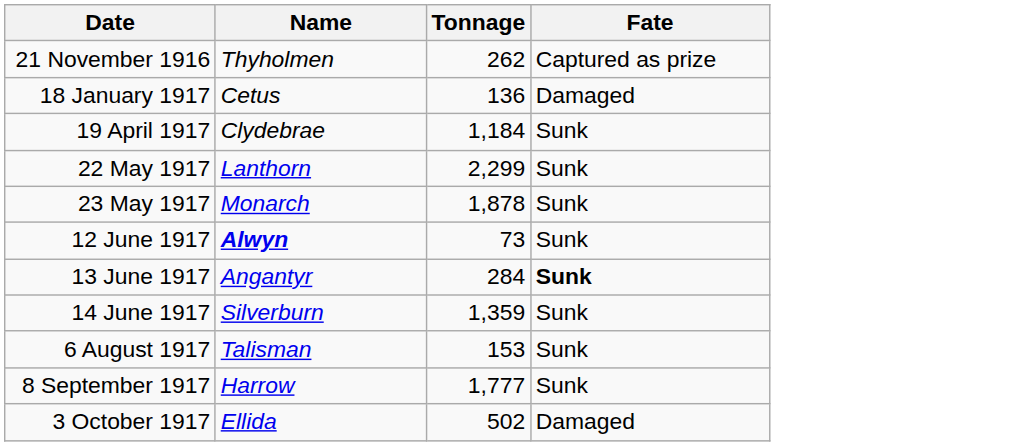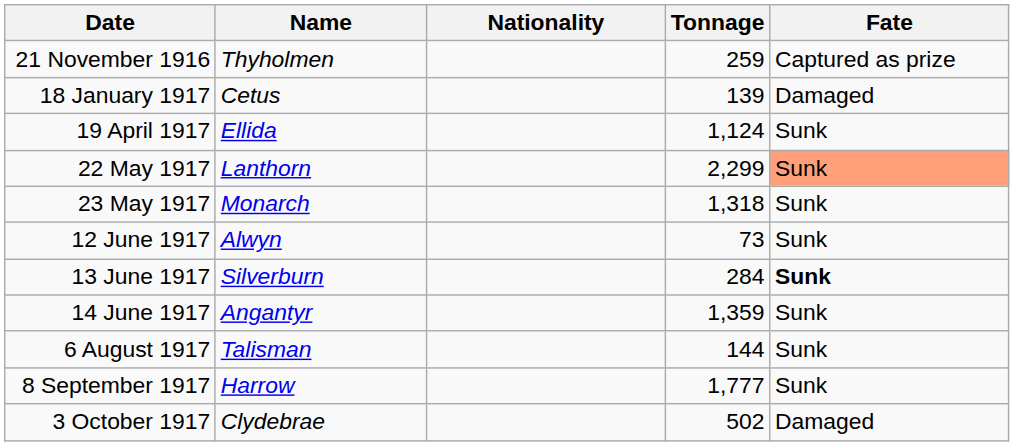+ column: (546, 22)
(506, 58) 262 -> (745, 58) 259
(506, 95) 136 -> (745, 95) 139
(273, 131) Clydebrae -> (249, 131) Ellida
(496, 131) 1,184 -> (736, 131) 1,124
(562, 167) no background -> (801, 167) lightsalmon background
(496, 204) 1,878 -> (736, 204) 1,318
(254, 240) bold -> (251, 240) normal
(267, 276) Angantyr -> (272, 276) Silverburn
(272, 312) Silverburn -> (267, 312) Angantyr
(506, 349) 153 -> (745, 349) 144
(249, 421) Ellida -> (273, 421) Clydebrae
